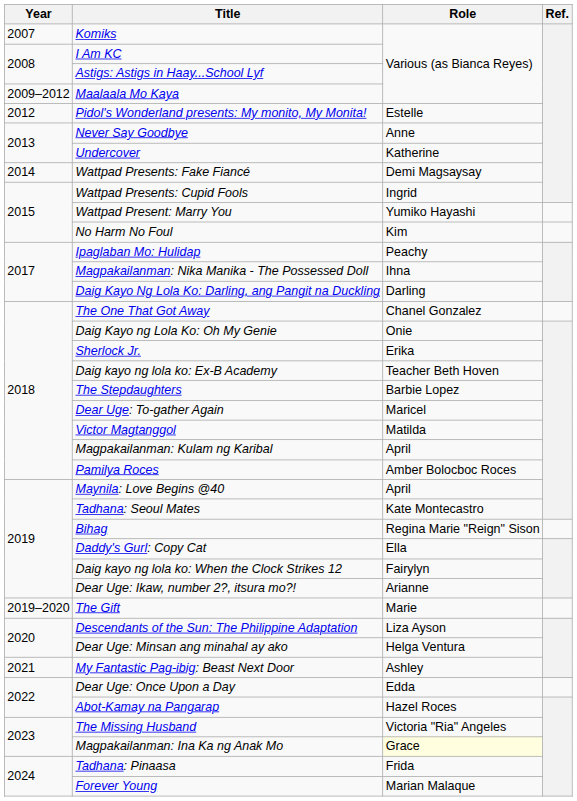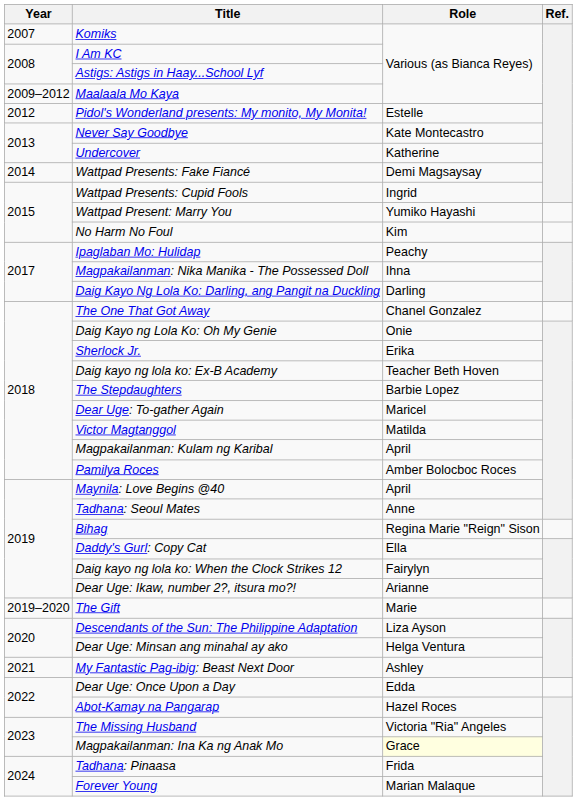(400, 133) Anne -> (435, 133) Kate Montecastro
(435, 509) Kate Montecastro -> (400, 509) Anne
